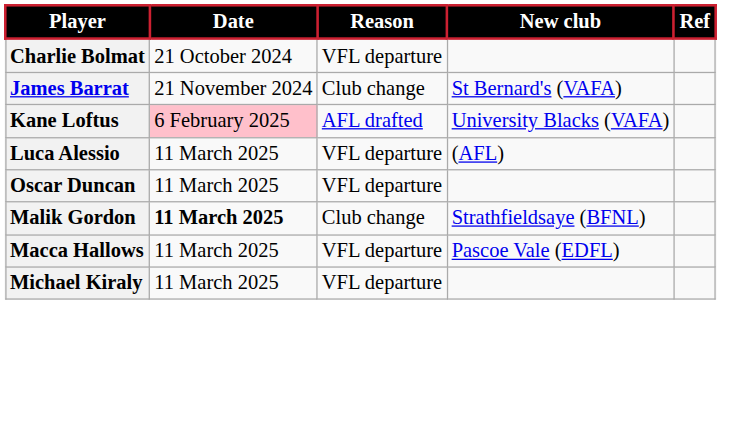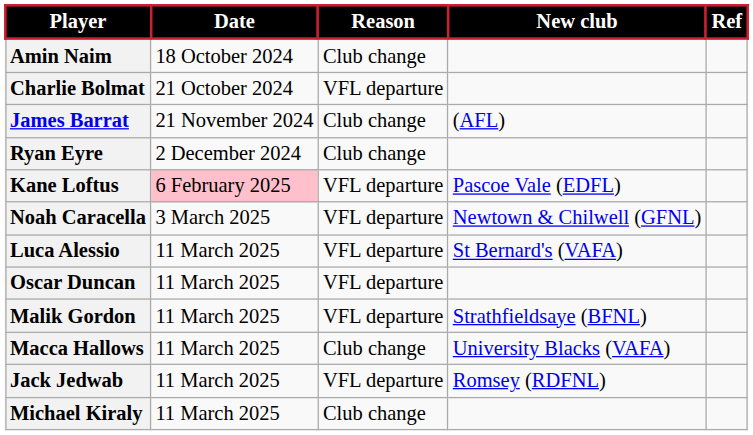+ row: (61, 55)
(537, 88) St Bernard's (VAFA) -> (479, 120) (AFL)
+ row: (56, 153)
(372, 120) AFL drafted -> (383, 185) VFL departure
(560, 120) University Blacks (VAFA) -> (537, 185) Pascoe Vale (EDFL)
+ row: (78, 218)
(478, 153) (AFL) -> (538, 250) St Bernard's (VAFA)
(219, 218) bold -> (218, 315) normal
(373, 218) Club change -> (383, 315) VFL departure
(382, 250) VFL departure -> (374, 348) Club change
(536, 250) Pascoe Vale (EDFL) -> (562, 348) University Blacks (VAFA)
+ row: (67, 380)
(382, 283) VFL departure -> (374, 413) Club change
